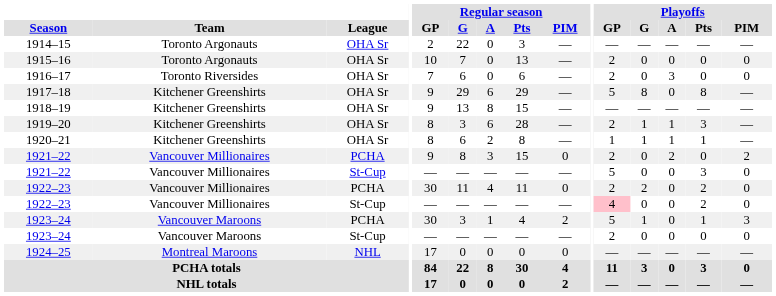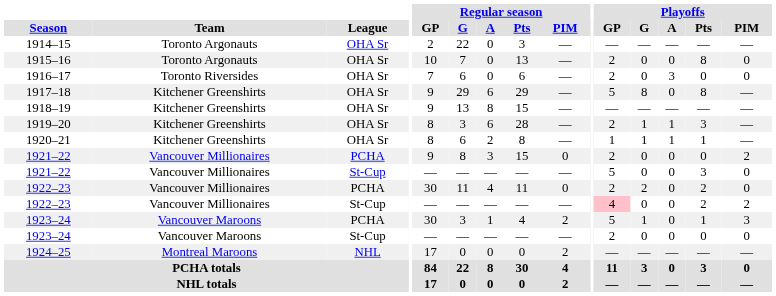(703, 60) 0 -> (703, 60) 8
(672, 156) 2 -> (672, 156) 0
(747, 204) 0 -> (747, 204) 2
(565, 252) 0 -> (565, 252) 2
